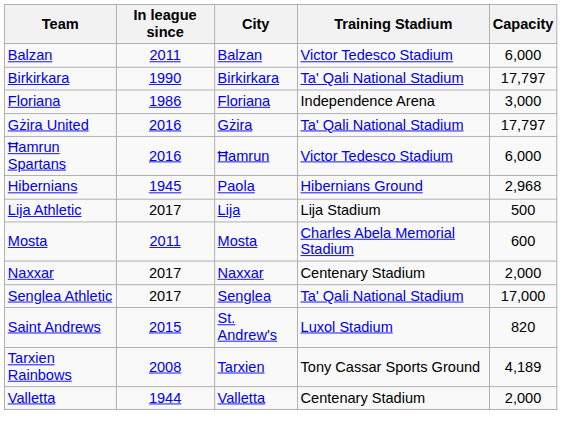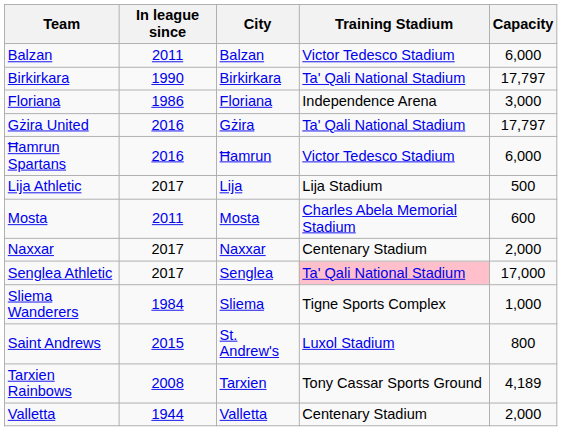- row: (43, 187)
(382, 296) no background -> (384, 273) pink background
+ row: (43, 304)
(523, 327) 820 -> (523, 343) 800
